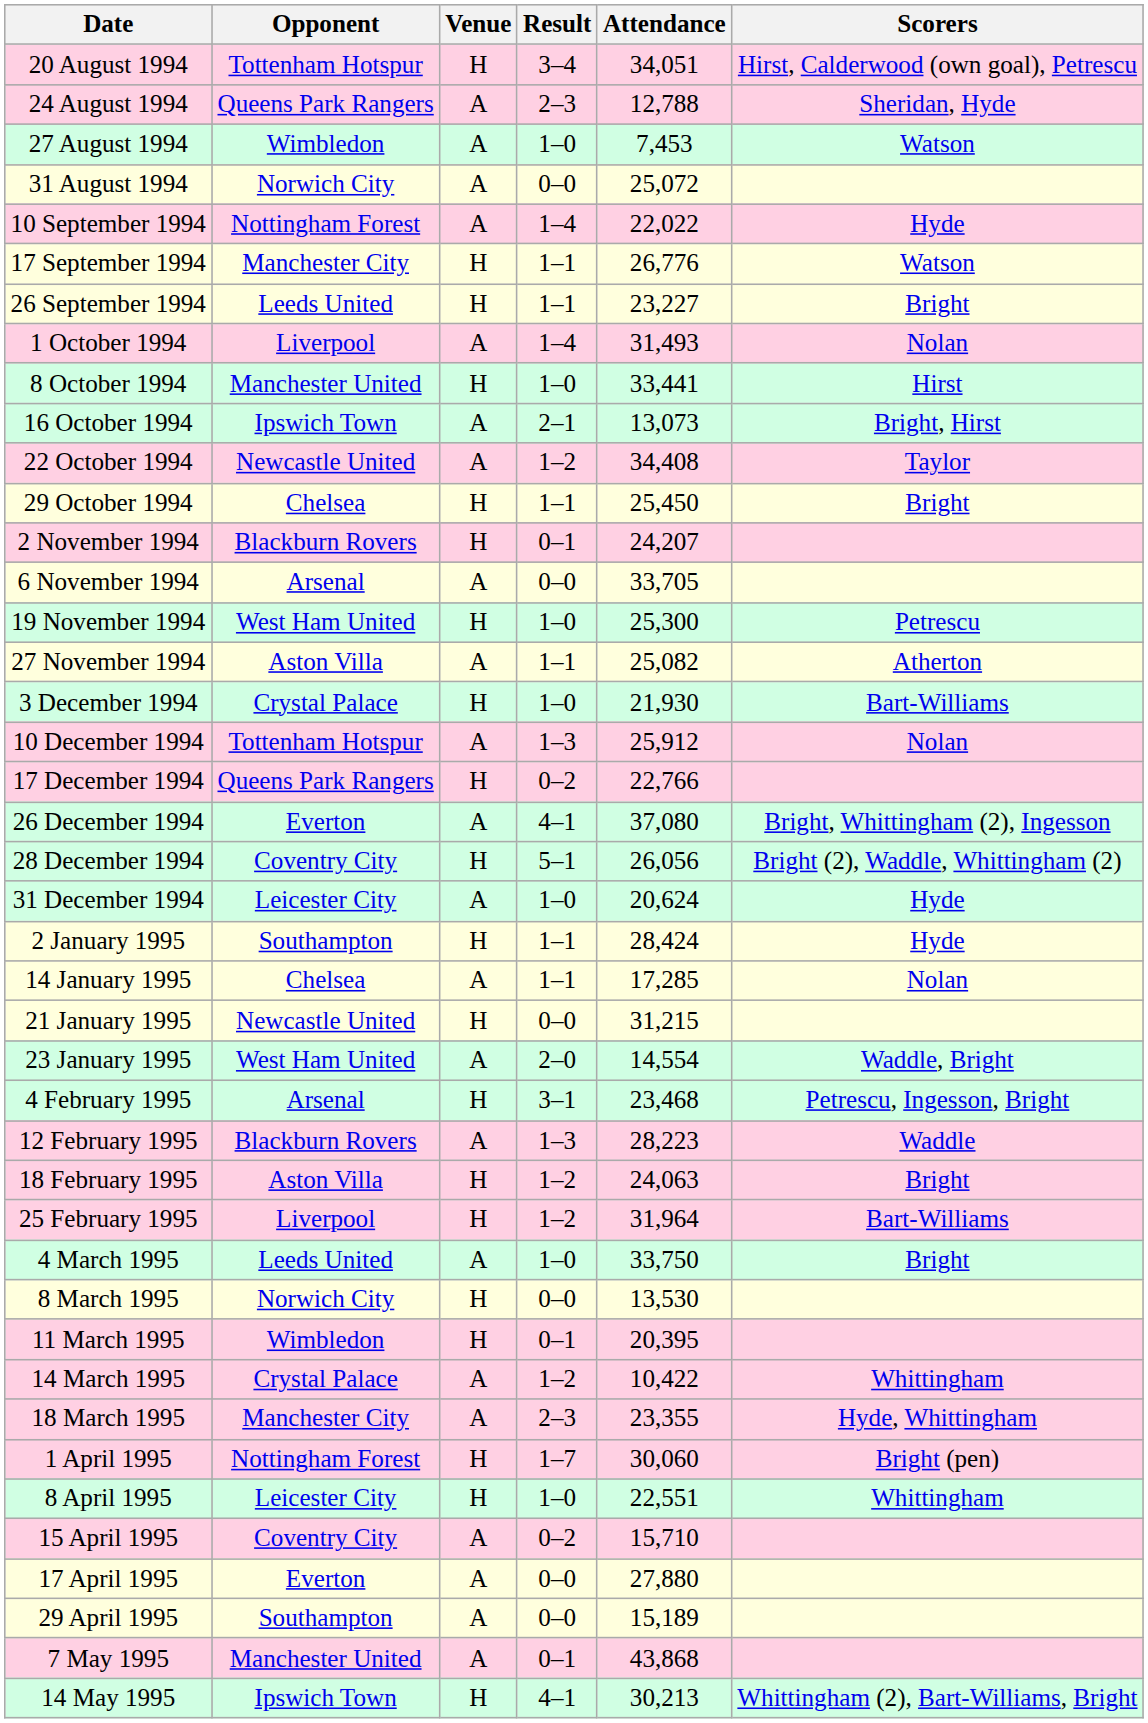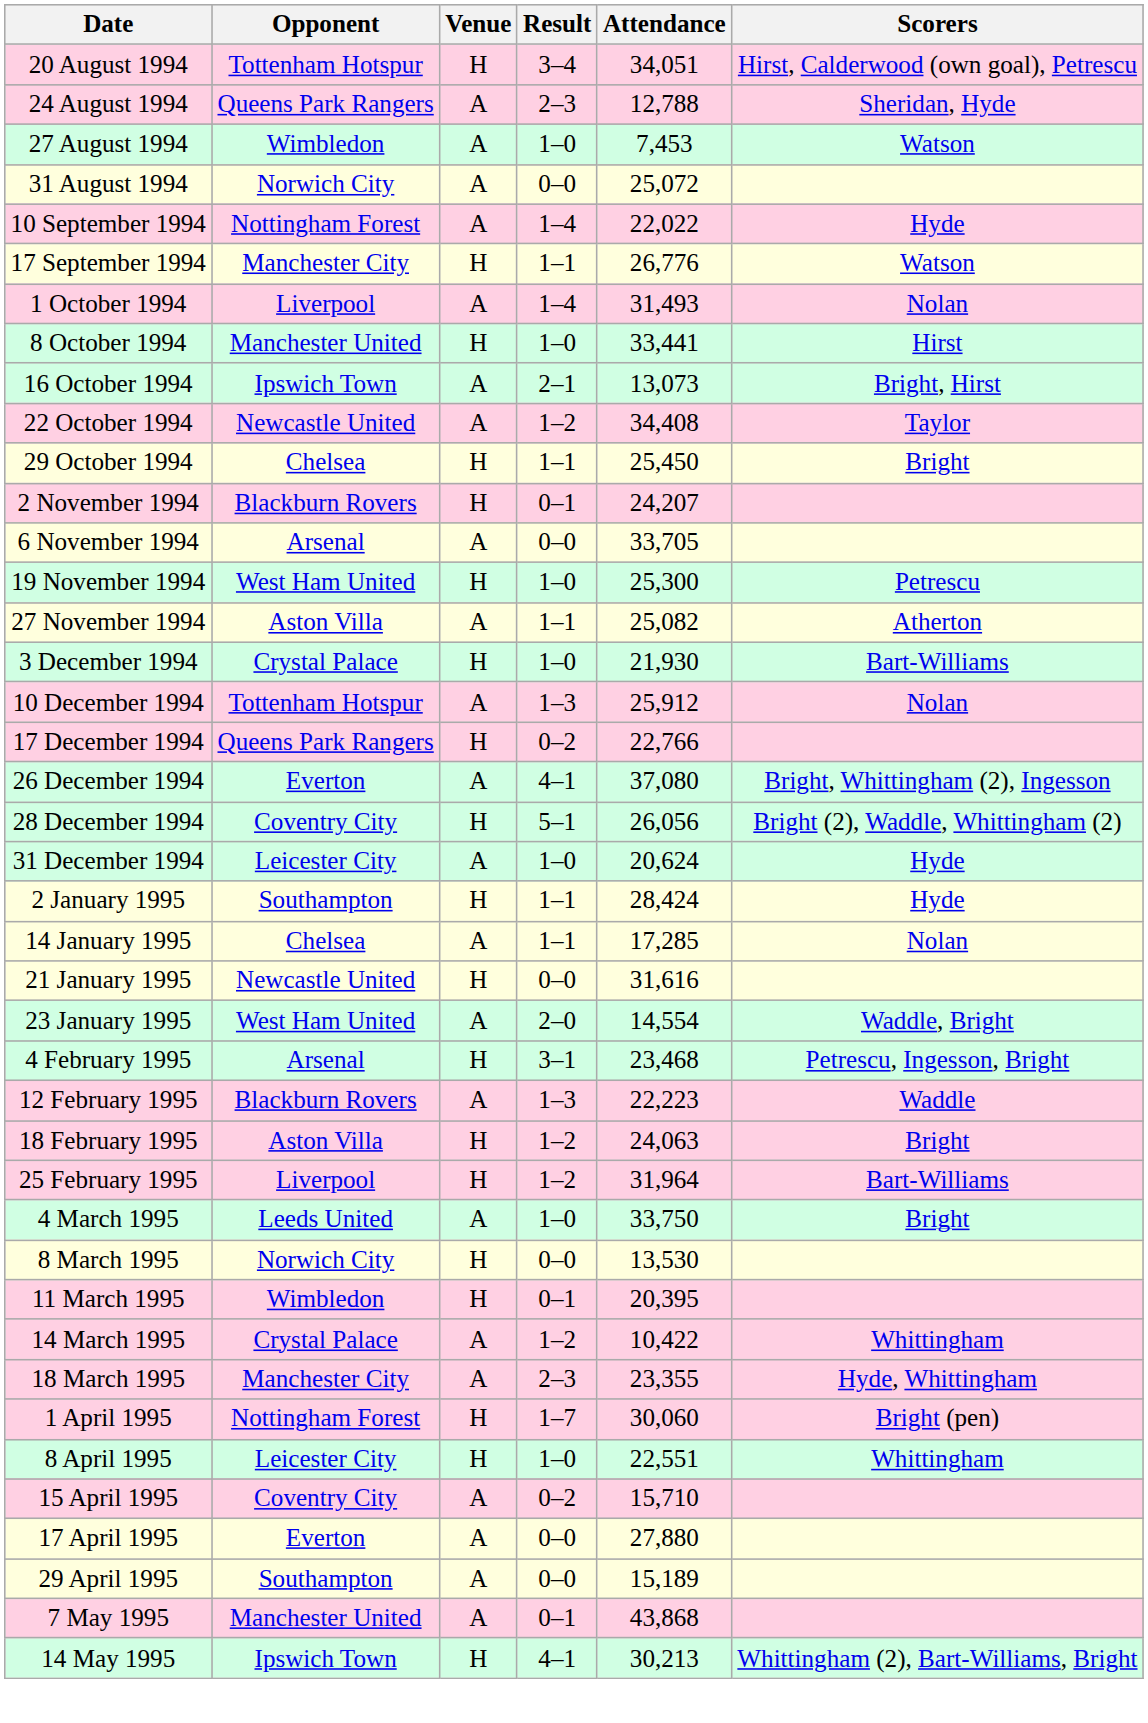- row: (108, 303)
(664, 1020) 31,215 -> (664, 980) 31,616
(664, 1139) 28,223 -> (664, 1100) 22,223
